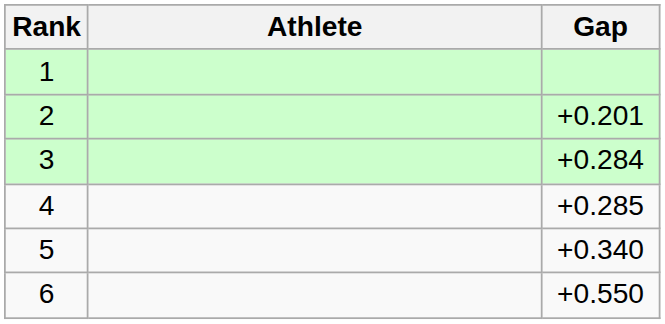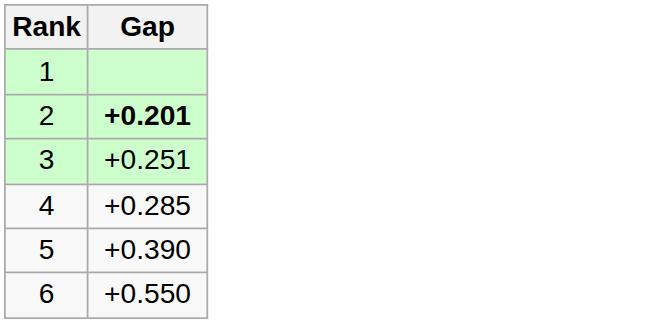- column: (315, 26)
(601, 116) normal -> (148, 116) bold
(601, 160) +0.284 -> (148, 160) +0.251
(601, 250) +0.340 -> (148, 250) +0.390
